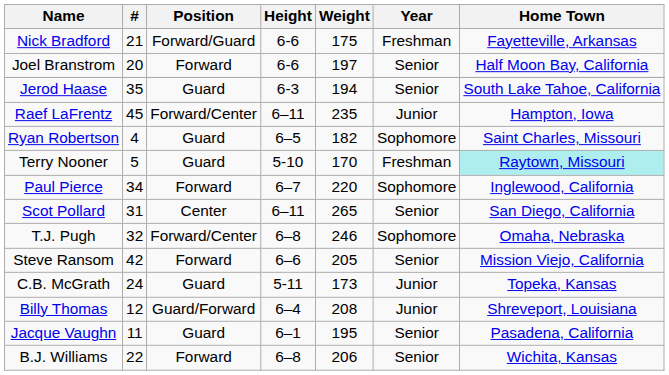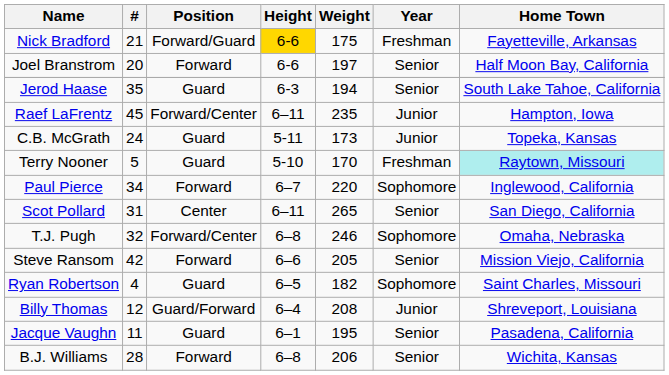(288, 41) no background -> (288, 41) gold background
rows swapped: (64, 284) <-> (64, 138)
(135, 357) 22 -> (135, 357) 28
